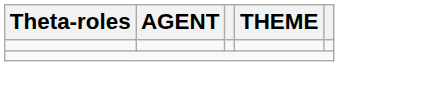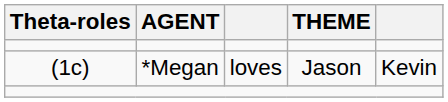+ row: (70, 68)
